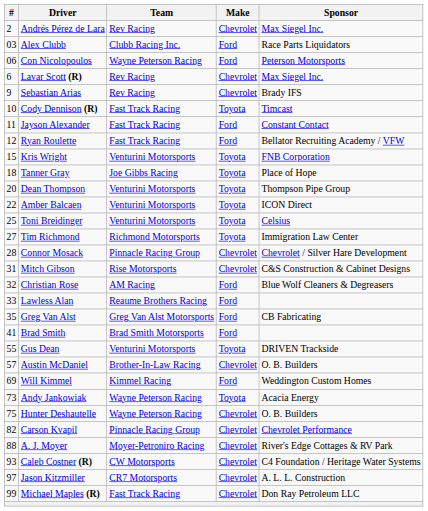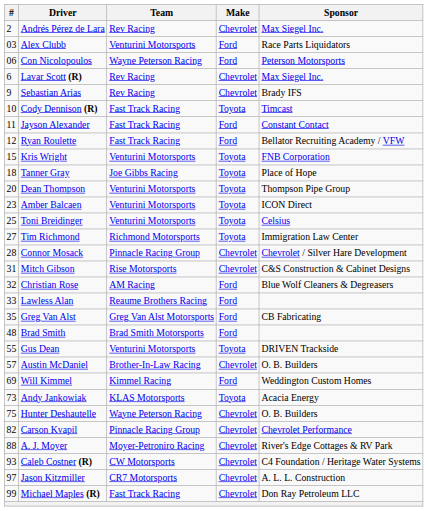(145, 44) Clubb Racing Inc. -> (152, 44) Venturini Motorsports
(11, 205) 22 -> (11, 205) 23
(11, 333) 41 -> (11, 333) 48
(156, 397) Wayne Peterson Racing -> (147, 397) KLAS Motorsports
